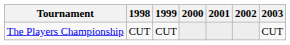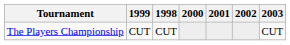columns swapped: (139, 13) <-> (166, 13)
